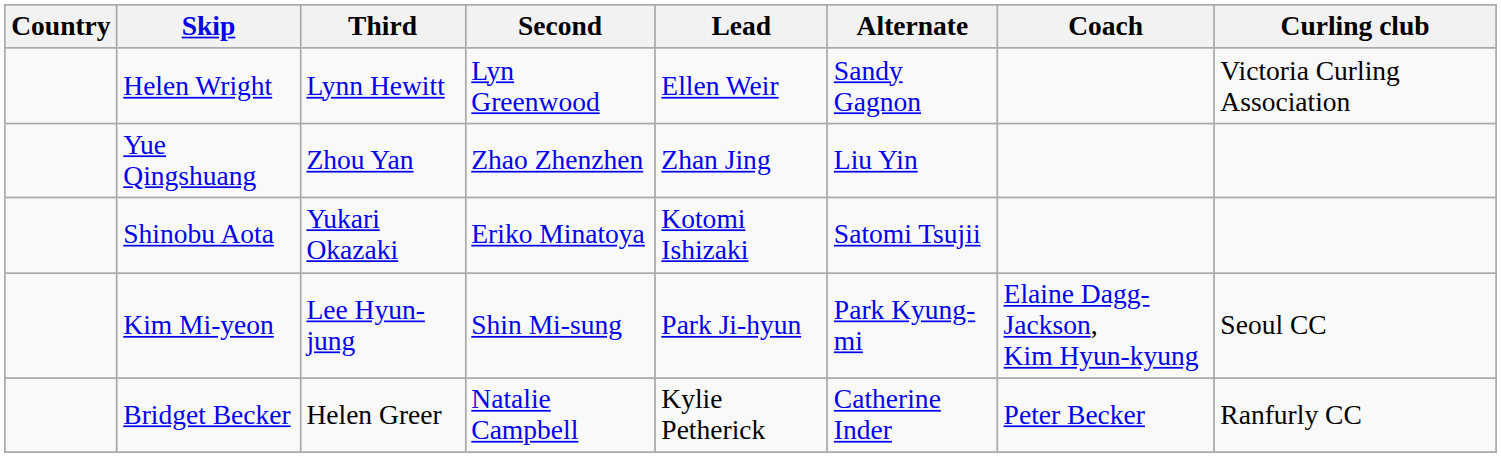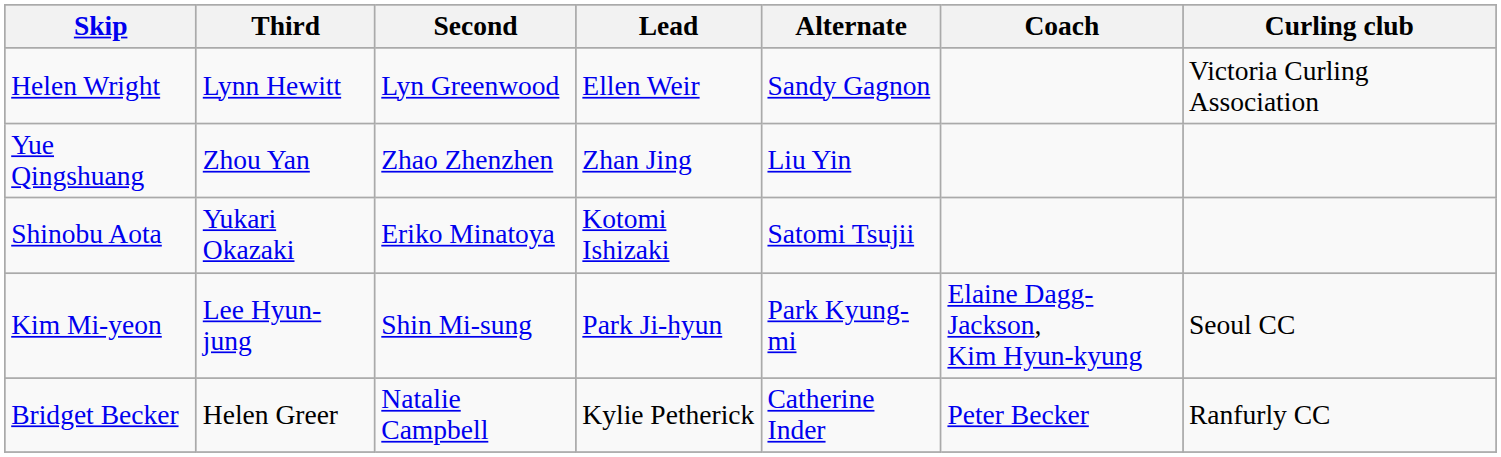- column: (61, 26)
